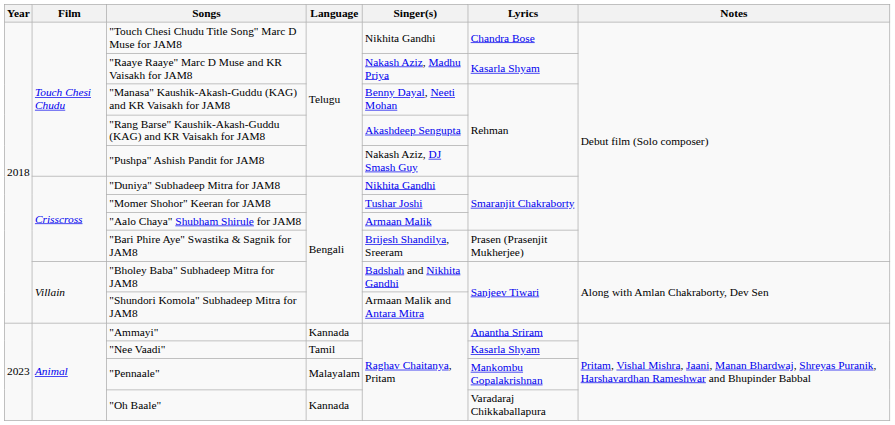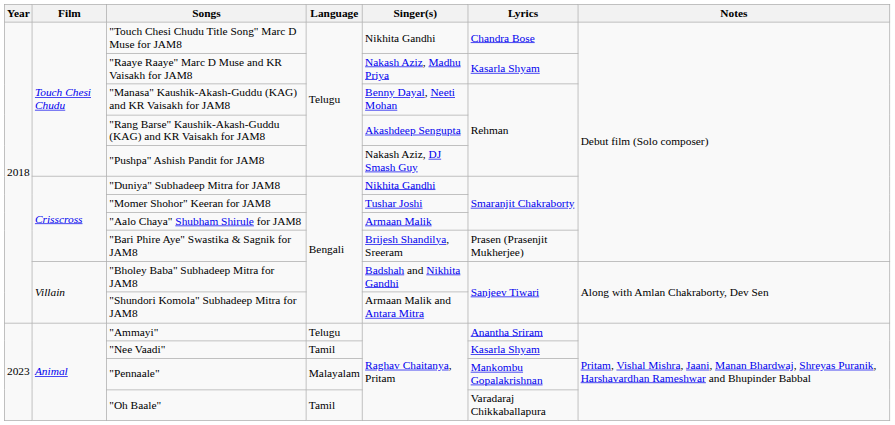(329, 331) Kannada -> (324, 331) Telugu
(329, 405) Kannada -> (322, 405) Tamil
